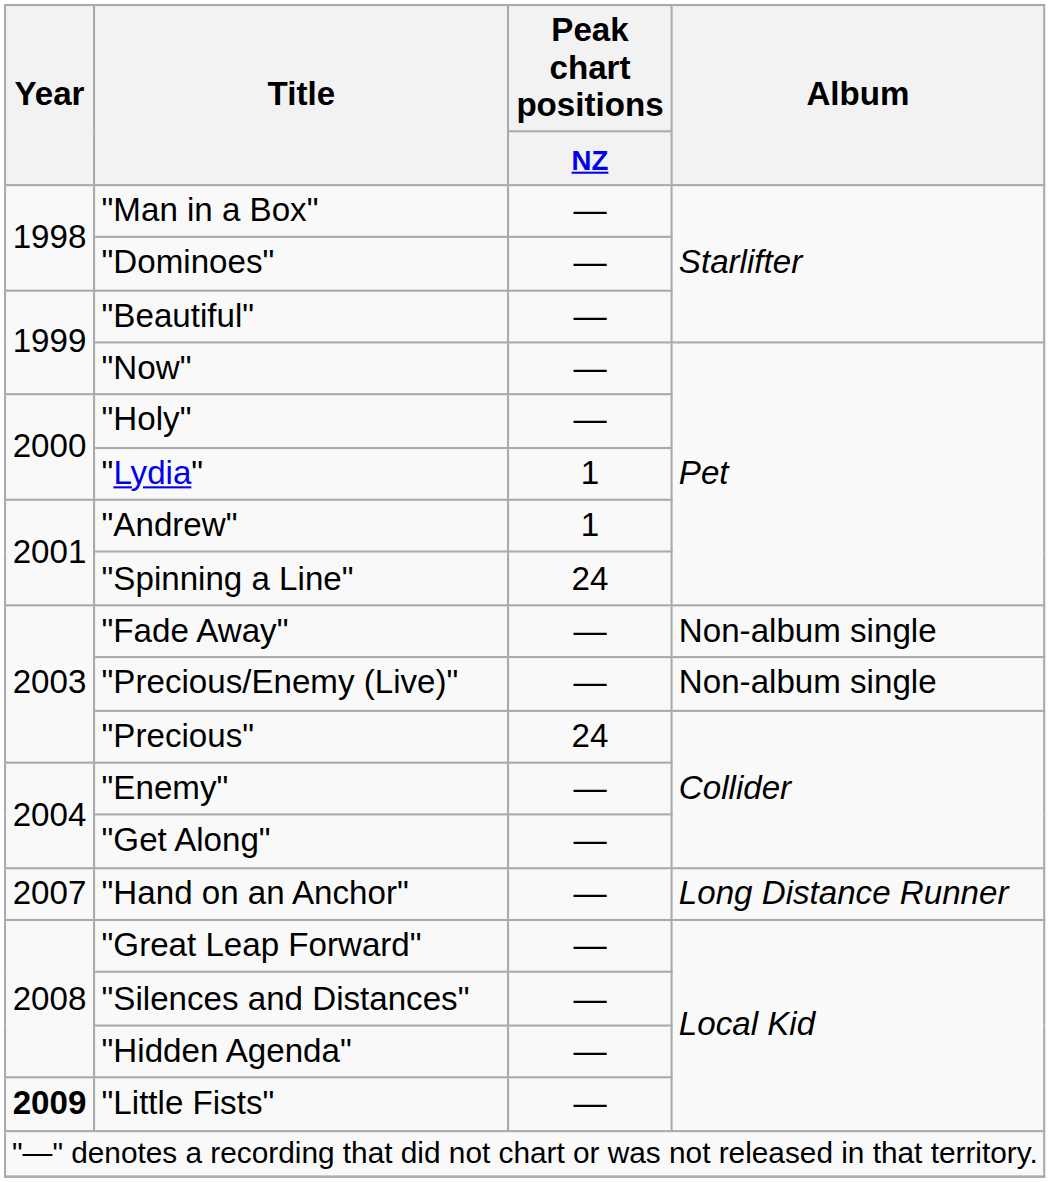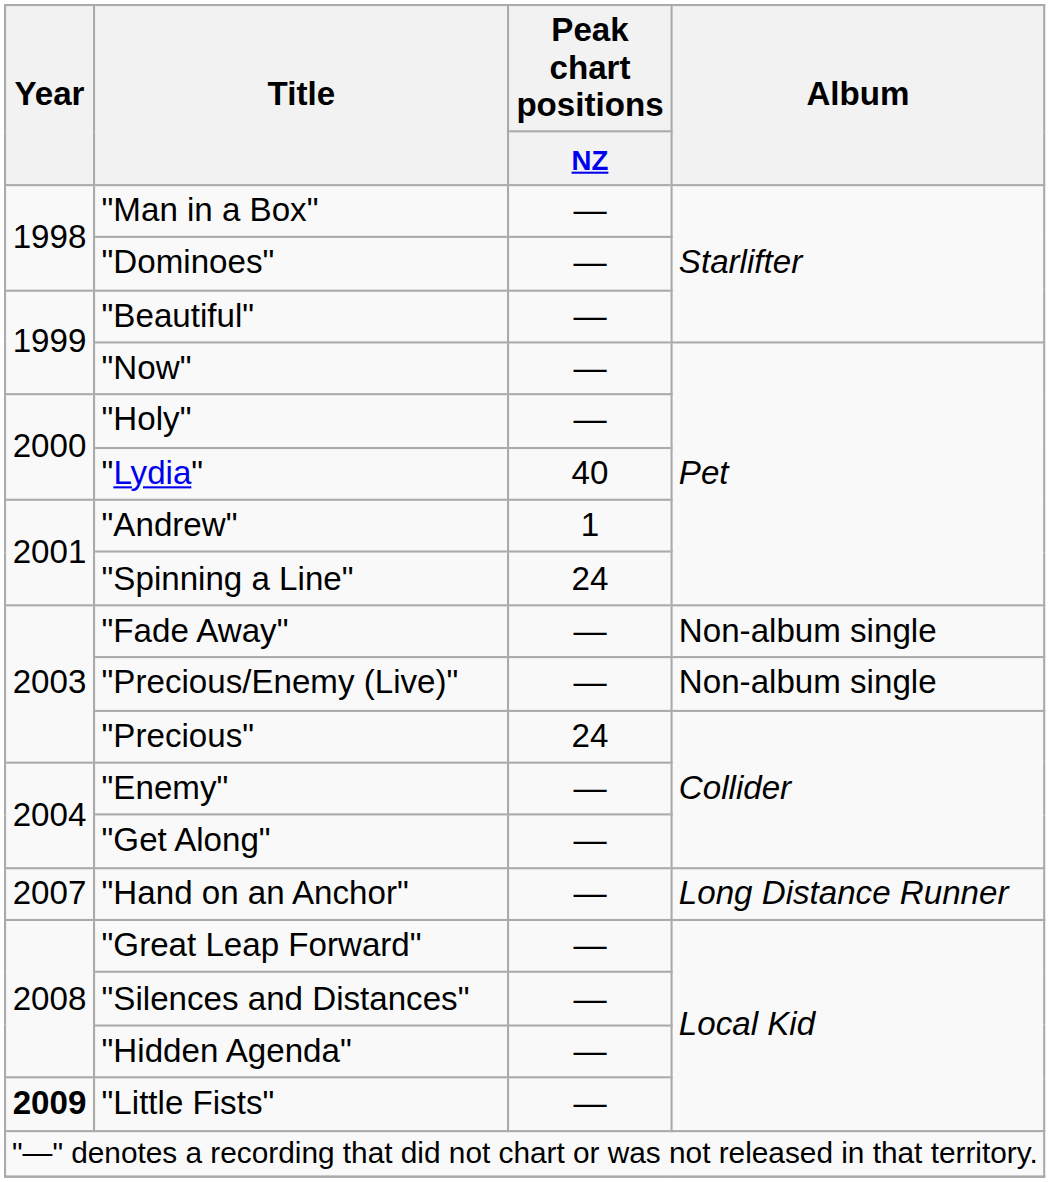(590, 472) 1 -> (590, 472) 40
